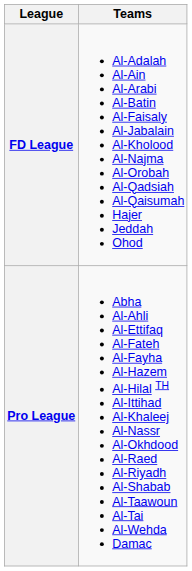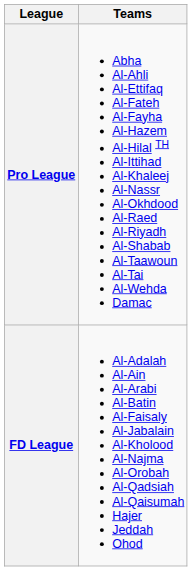rows swapped: (41, 416) <-> (41, 144)
